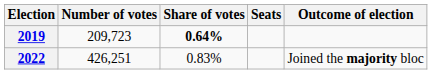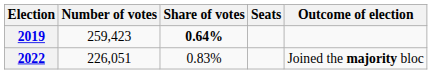(109, 36) 209,723 -> (109, 36) 259,423
(109, 58) 426,251 -> (109, 58) 226,051
